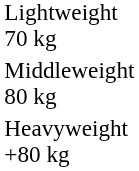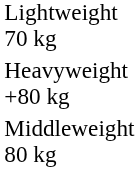rows swapped: (69, 83) <-> (66, 141)
